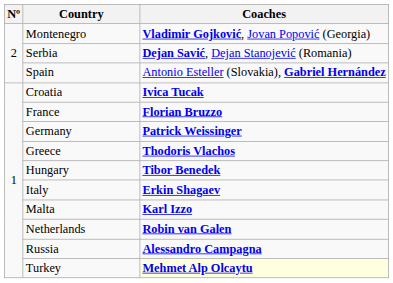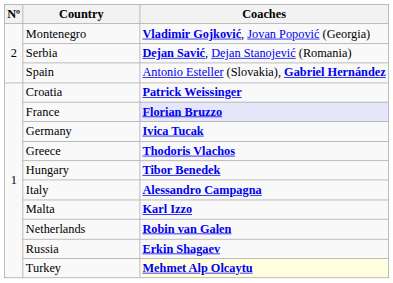(173, 92) Ivica Tucak -> (192, 92) Patrick Weissinger
(182, 111) no background -> (182, 111) lavender background
(192, 131) Patrick Weissinger -> (173, 131) Ivica Tucak
(181, 190) Erkin Shagaev -> (202, 190) Alessandro Campagna
(202, 248) Alessandro Campagna -> (181, 248) Erkin Shagaev
